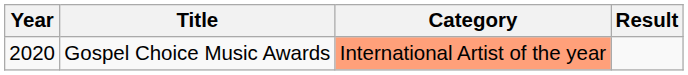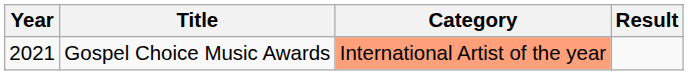(32, 53) 2020 -> (32, 53) 2021
